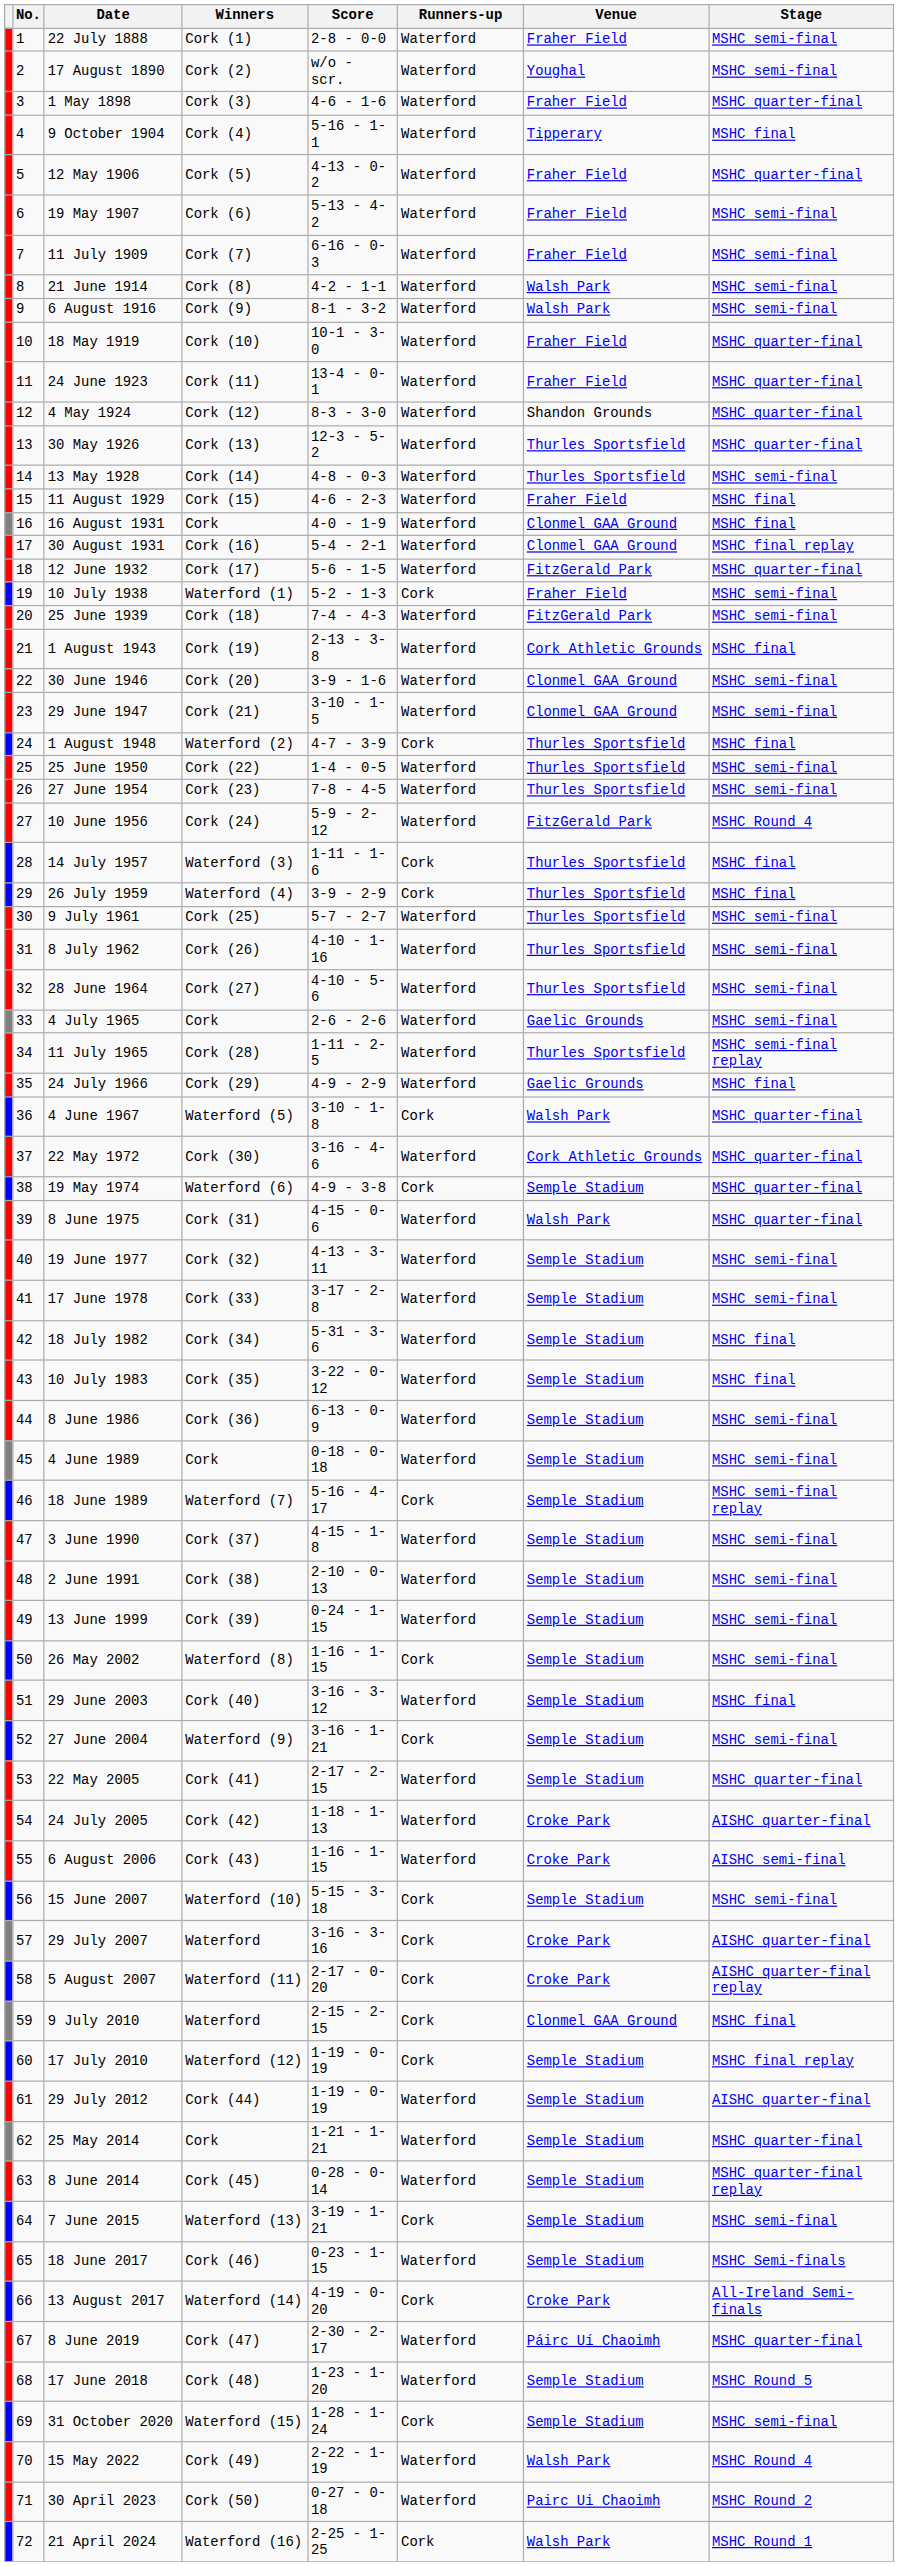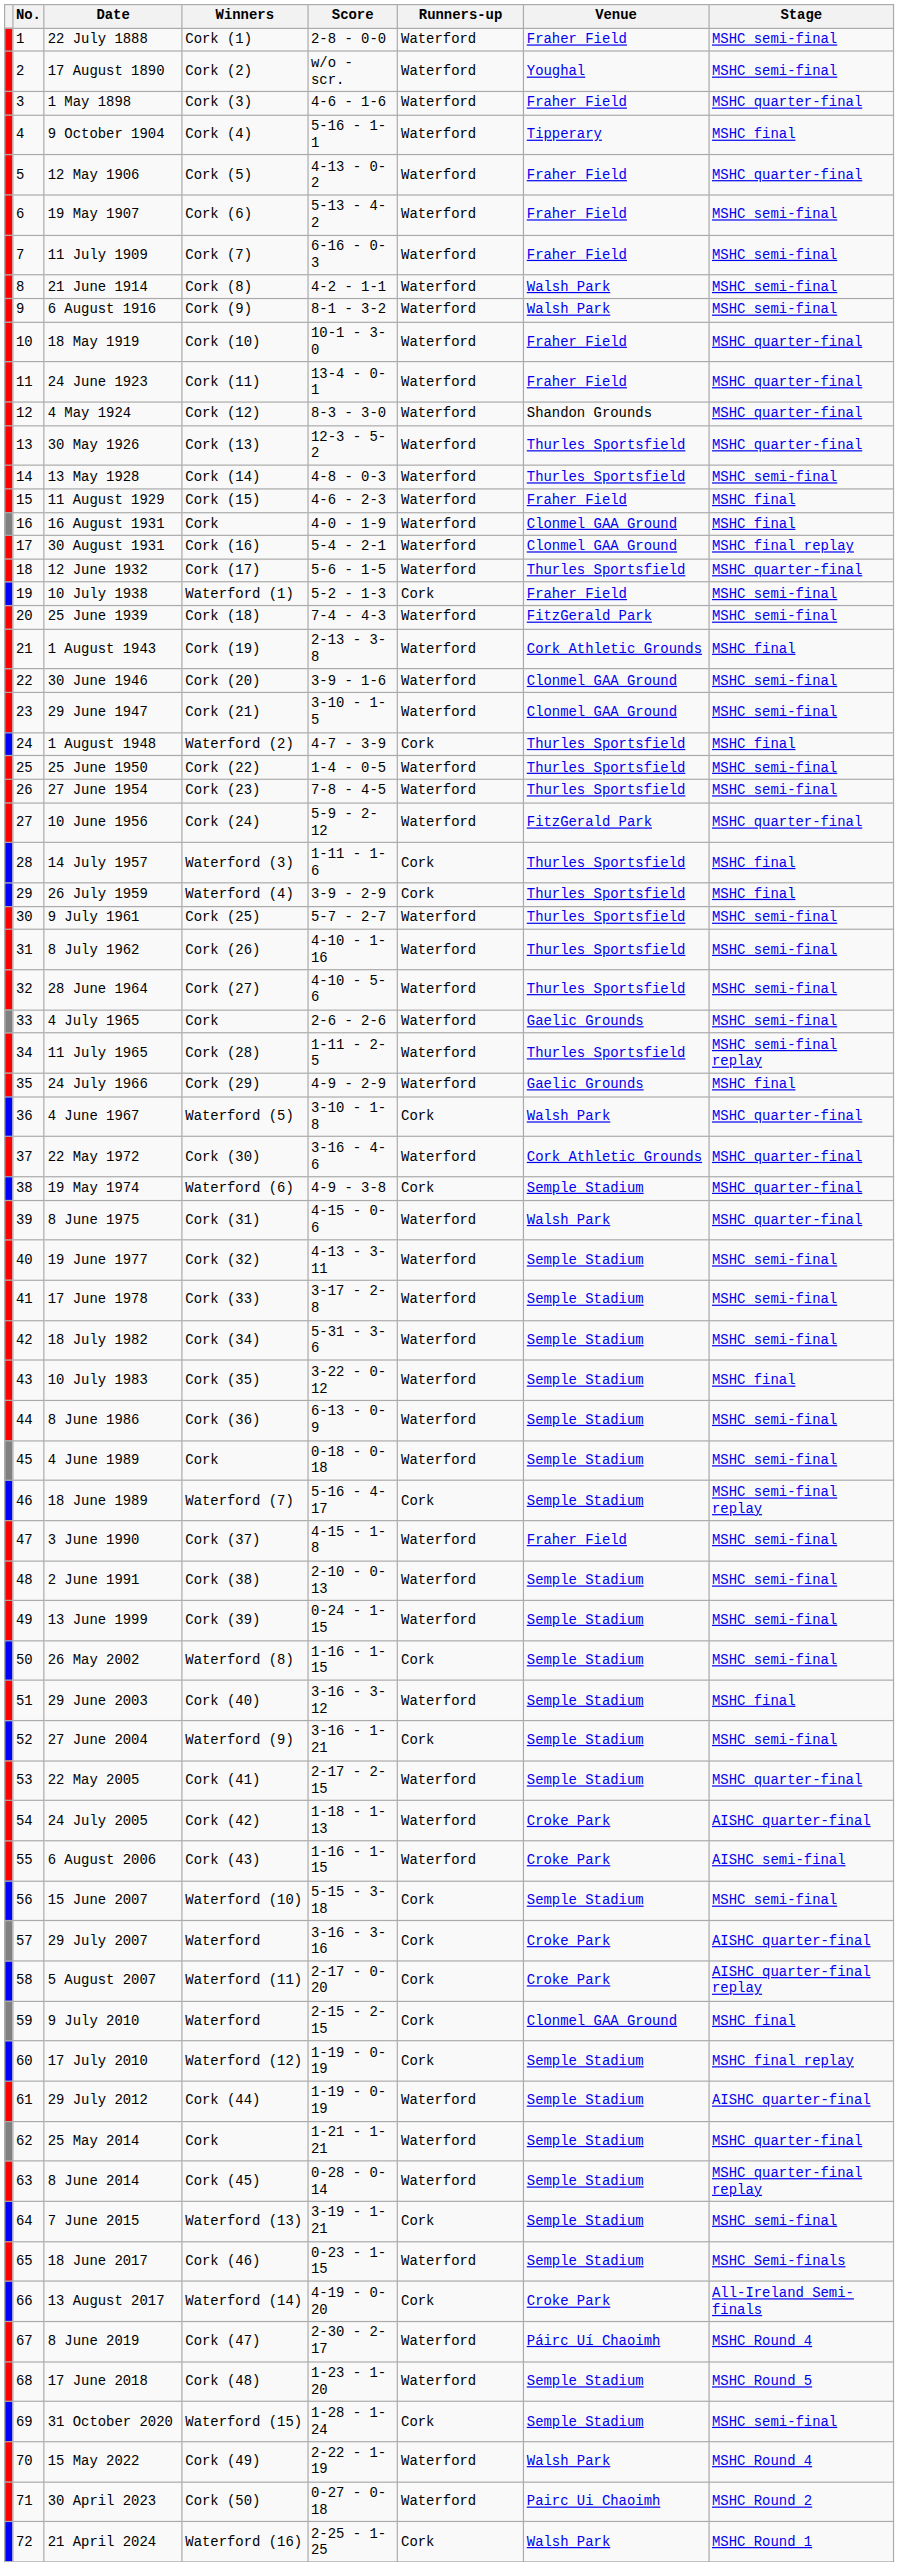(589, 570) FitzGerald Park -> (606, 570) Thurles Sportsfield
(762, 822) MSHC Round 4 -> (787, 822) MSHC quarter-final
(754, 1340) MSHC final -> (775, 1340) MSHC semi-final
(585, 1540) Semple Stadium -> (577, 1540) Fraher Field
(787, 2341) MSHC quarter-final -> (762, 2341) MSHC Round 4
